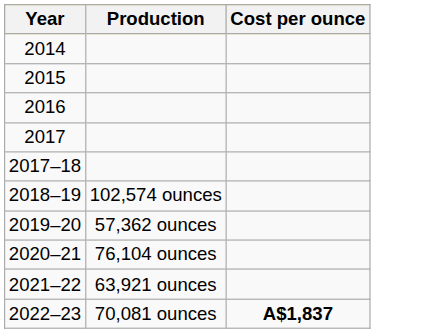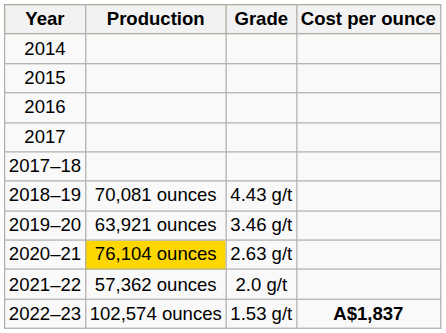+ column: (261, 19)
(156, 195) 102,574 ounces -> (156, 195) 70,081 ounces
(156, 225) 57,362 ounces -> (156, 225) 63,921 ounces
(156, 254) no background -> (156, 254) gold background
(156, 284) 63,921 ounces -> (156, 284) 57,362 ounces
(156, 313) 70,081 ounces -> (156, 313) 102,574 ounces
